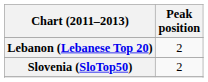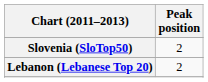rows swapped: (80, 47) <-> (80, 67)
